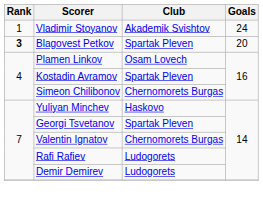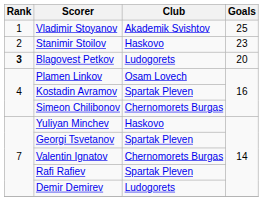(242, 28) 24 -> (242, 28) 25
+ row: (71, 44)
(159, 44) Spartak Pleven -> (150, 60) Ludogorets
(150, 156) Ludogorets -> (159, 172) Spartak Pleven
